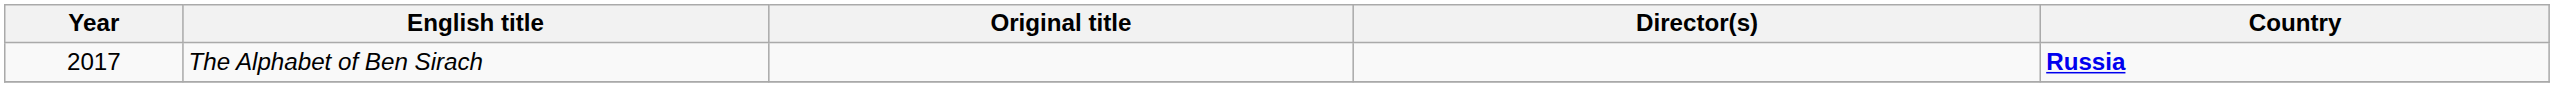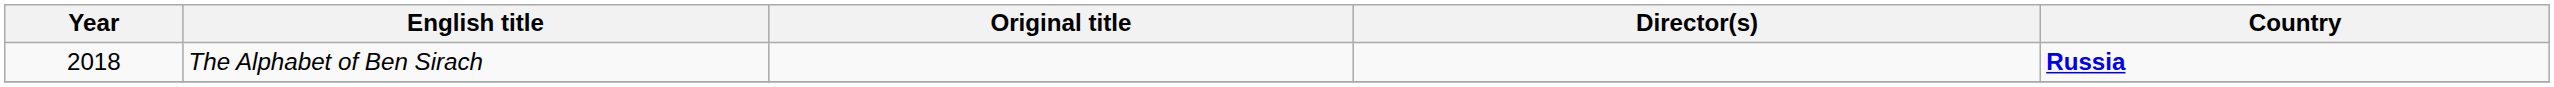(94, 61) 2017 -> (94, 61) 2018
